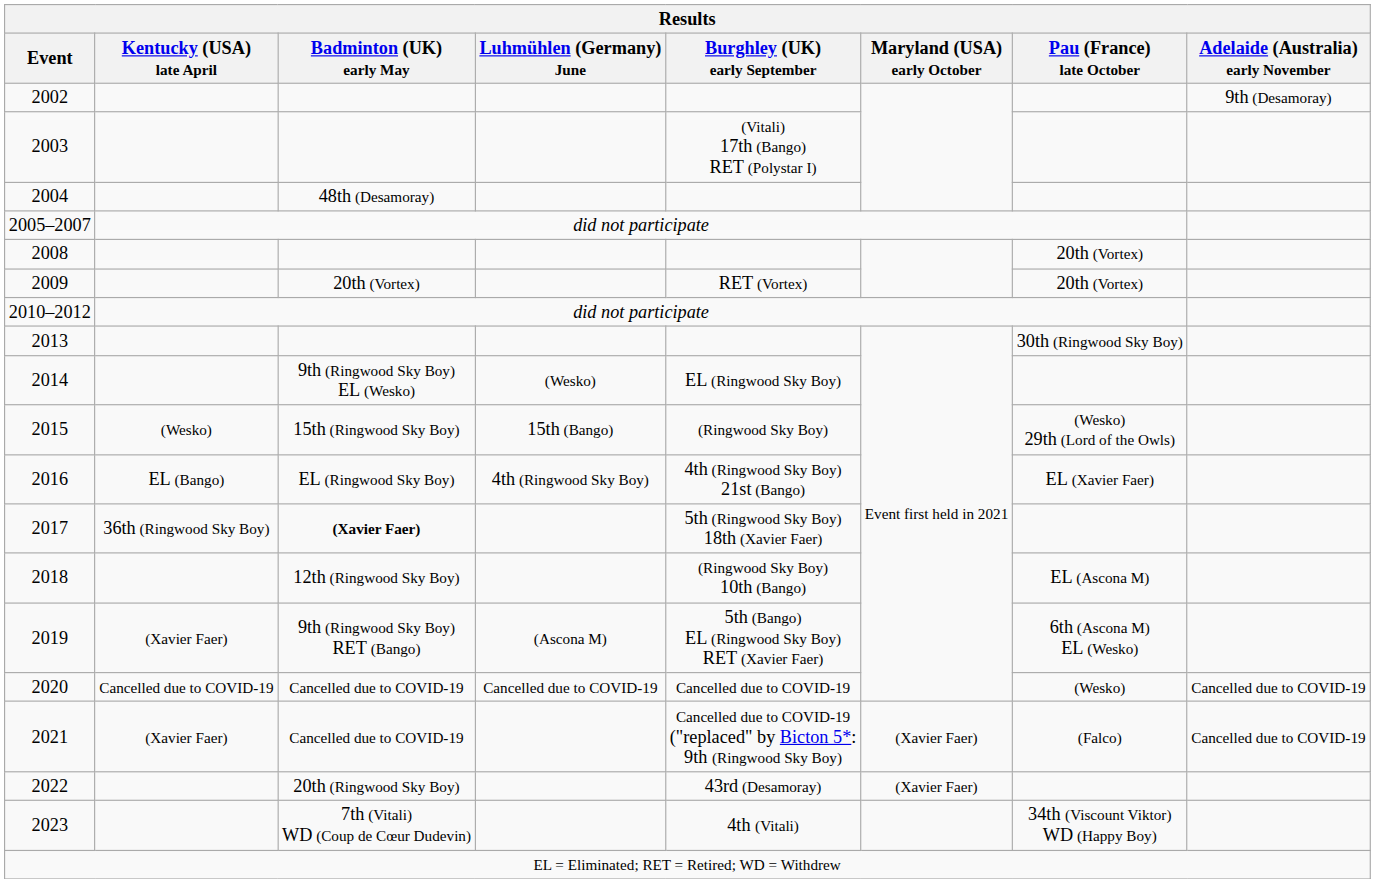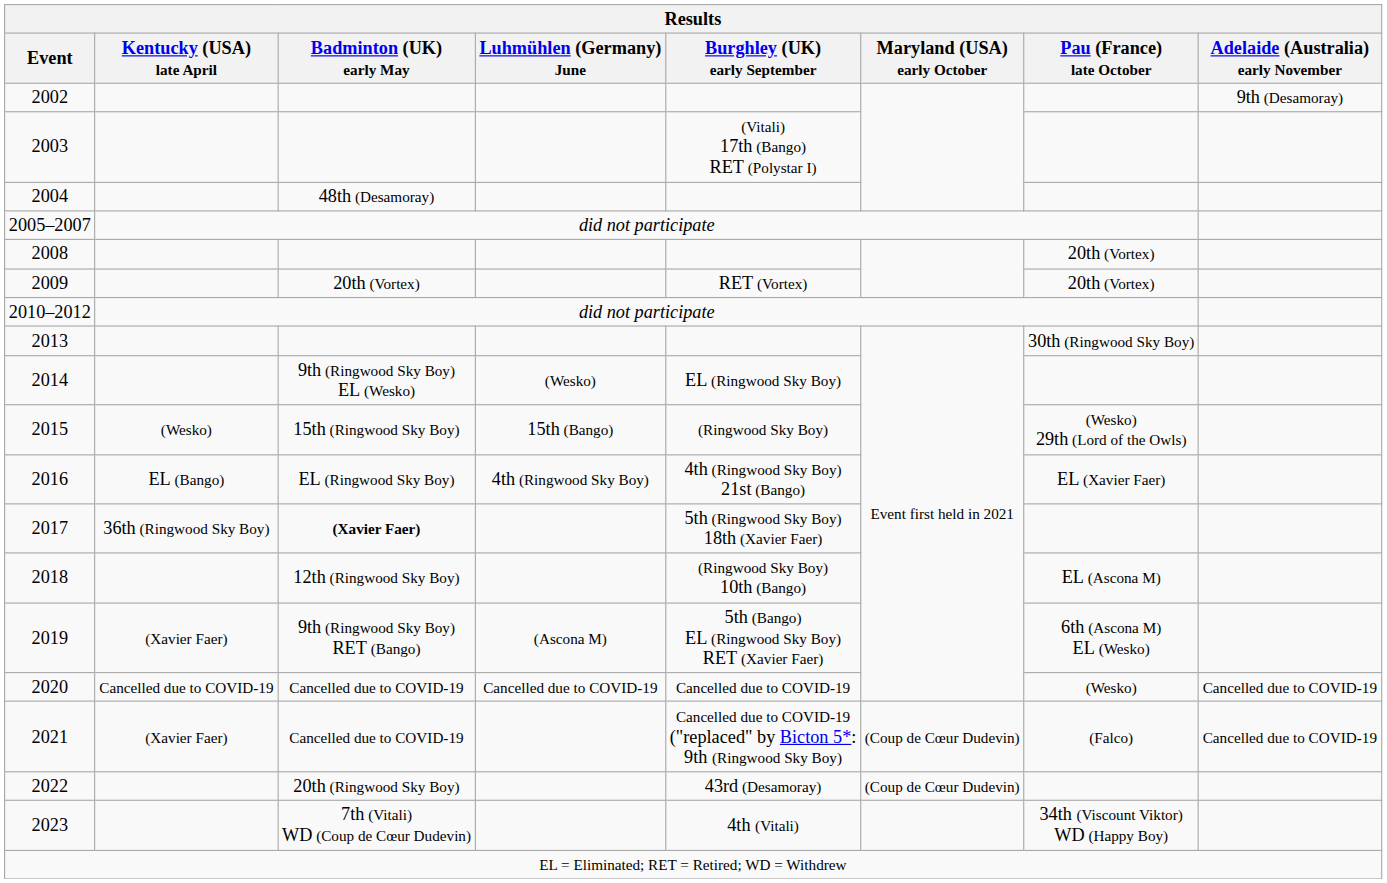(937, 737) (Xavier Faer) -> (942, 737) (Coup de Cœur Dudevin)
(937, 787) (Xavier Faer) -> (942, 787) (Coup de Cœur Dudevin)
